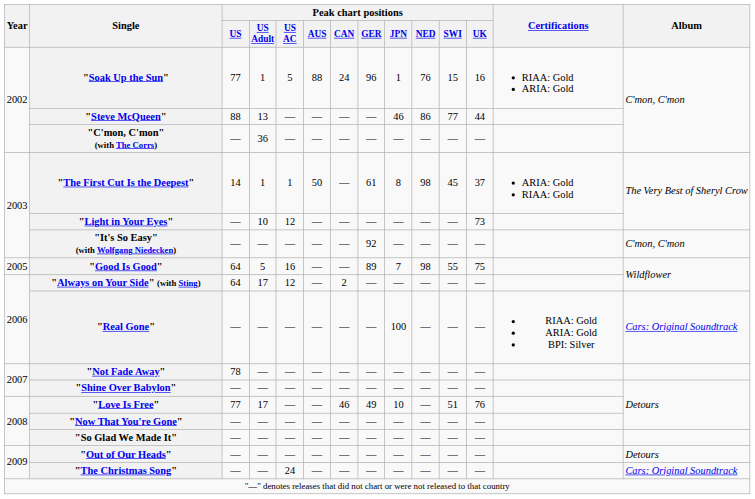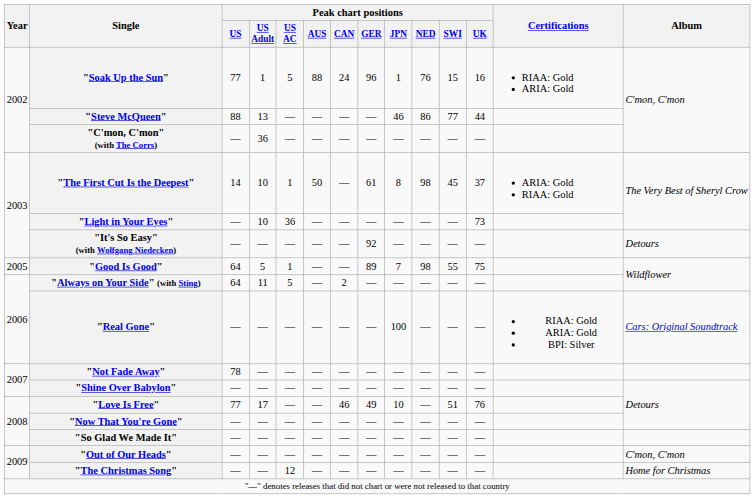(263, 183) 1 -> (263, 183) 10
(290, 221) 12 -> (290, 221) 36
(655, 244) C'mon, C'mon -> (642, 244) Detours
(290, 266) 16 -> (290, 266) 1
(263, 282) 17 -> (263, 282) 11
(290, 282) 12 -> (290, 282) 5
(642, 454) Detours -> (655, 454) C'mon, C'mon
(290, 470) 24 -> (290, 470) 12
(681, 470) Cars: Original Soundtrack -> (668, 470) Home for Christmas
